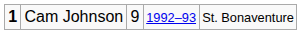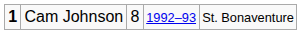(135, 17) 9 -> (135, 17) 8
